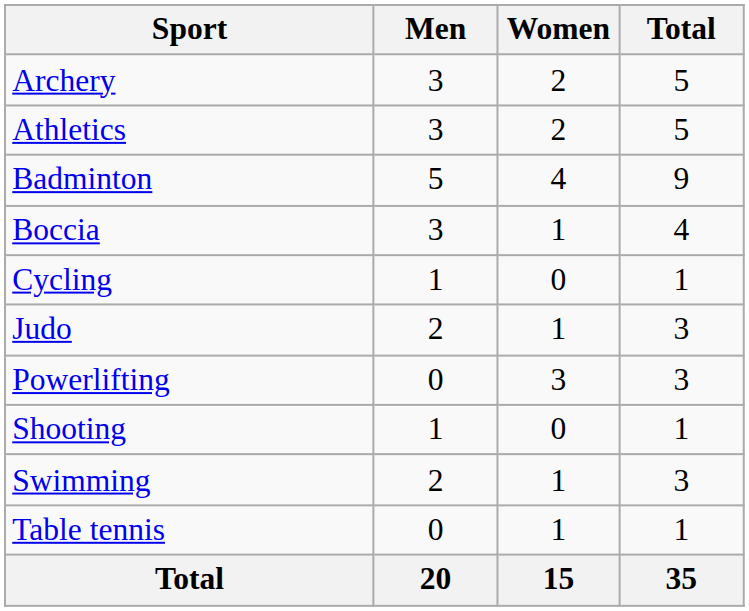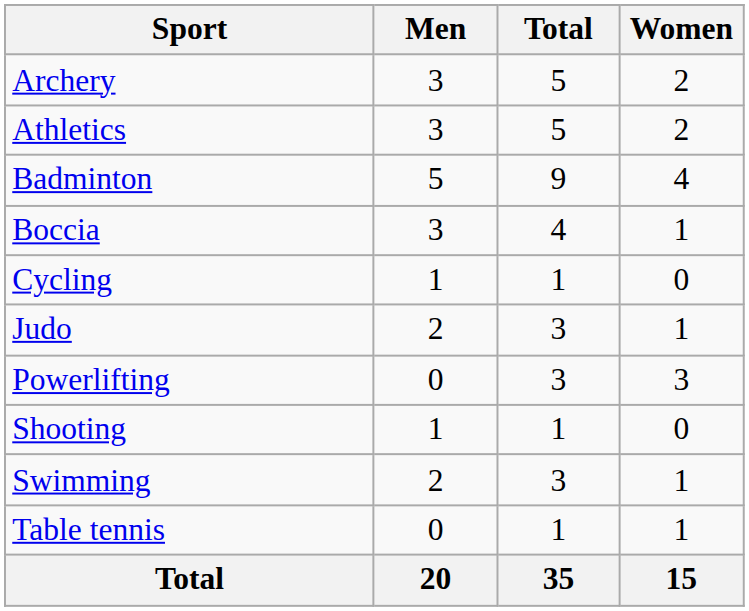columns swapped: (558, 29) <-> (681, 29)
